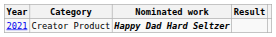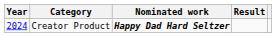(17, 26) 2021 -> (17, 26) 2024
